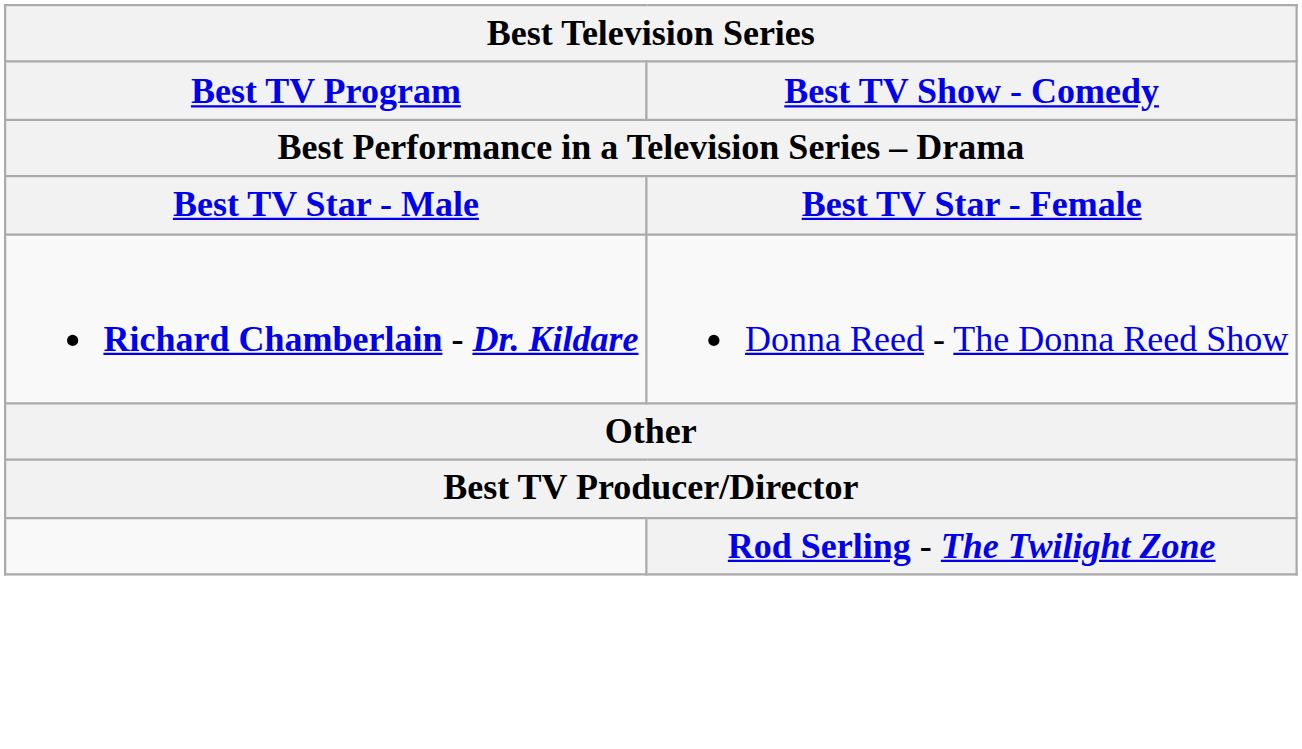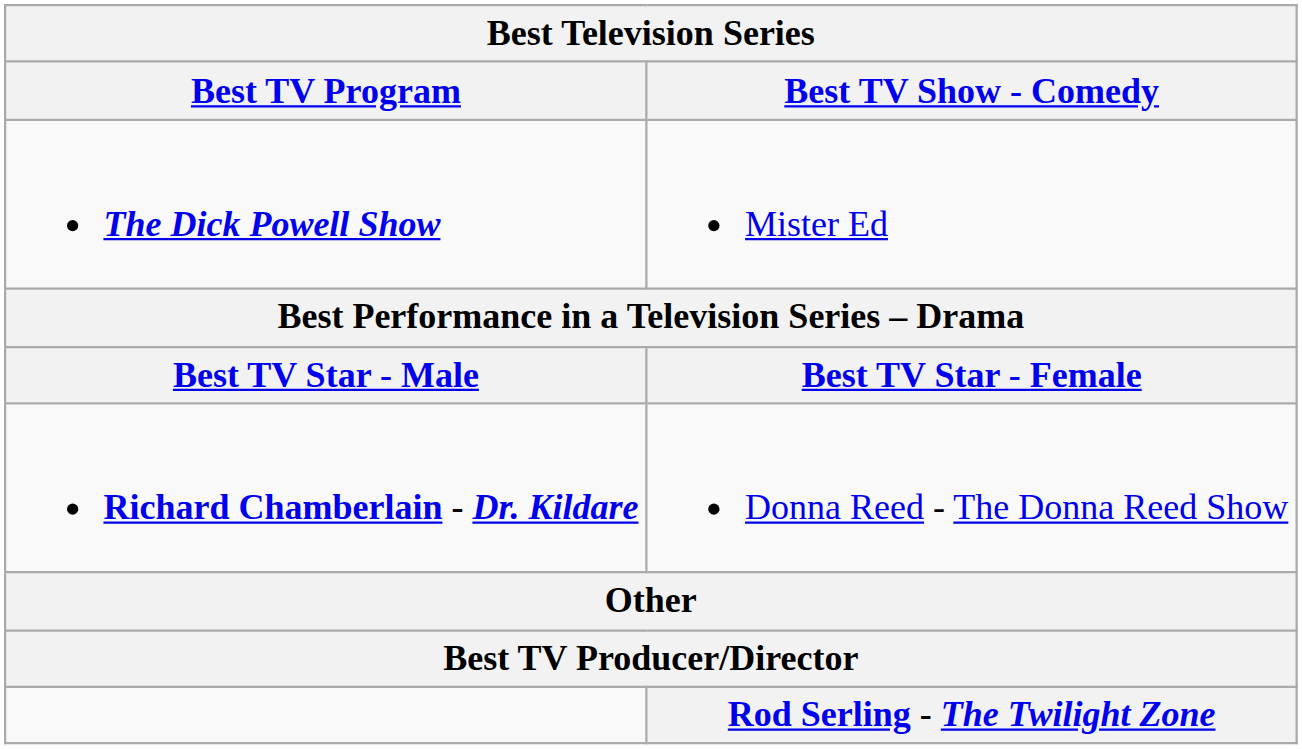+ row: (326, 224)
